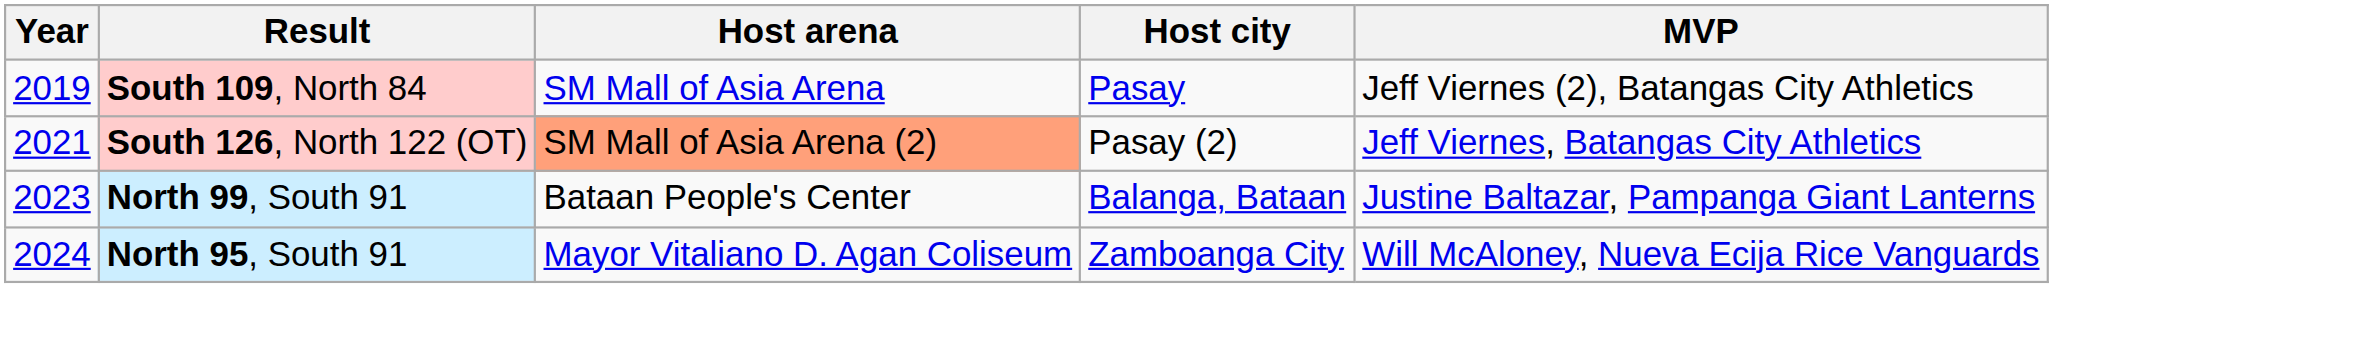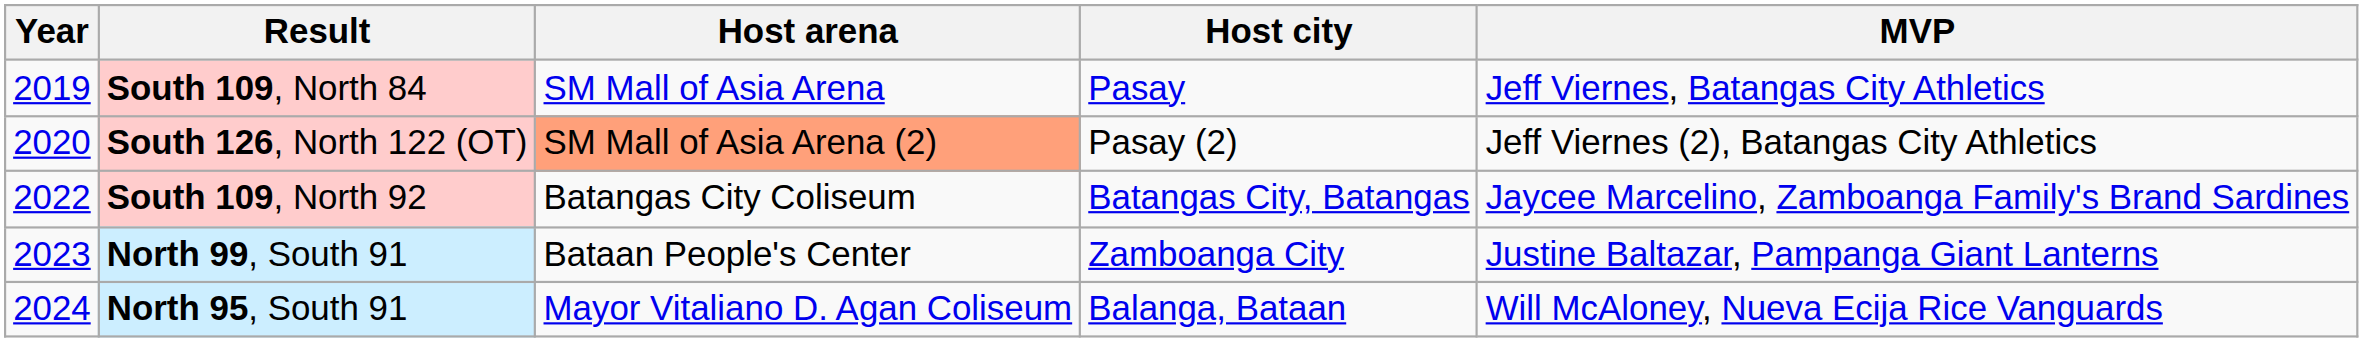(1668, 87) Jeff Viernes (2), Batangas City Athletics -> (1765, 87) Jeff Viernes, Batangas City Athletics
(52, 142) 2021 -> (52, 142) 2020
(1642, 142) Jeff Viernes, Batangas City Athletics -> (1791, 142) Jeff Viernes (2), Batangas City Athletics
+ row: (267, 198)
(1217, 198) Balanga, Bataan -> (1216, 253) Zamboanga City
(1216, 253) Zamboanga City -> (1217, 308) Balanga, Bataan
